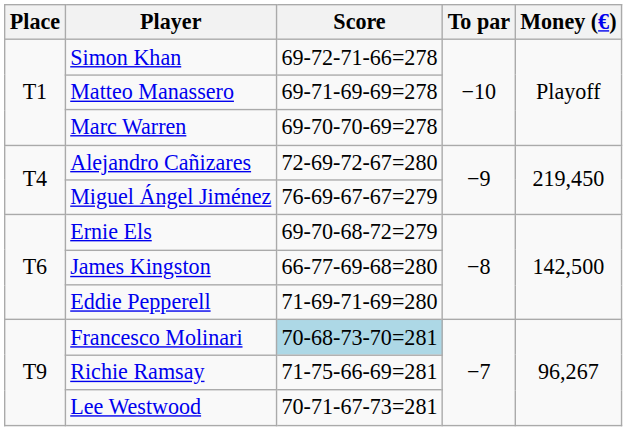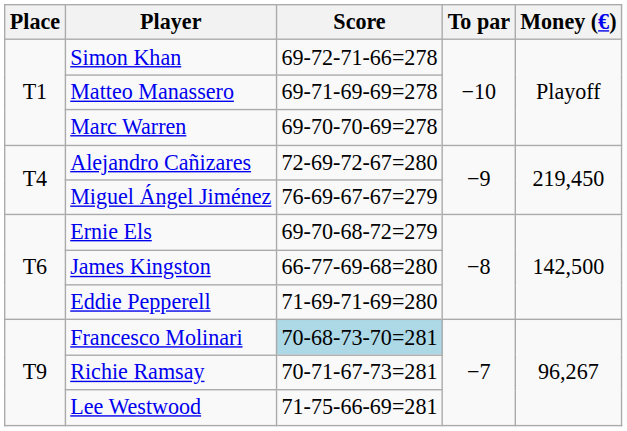(360, 372) 71-75-66-69=281 -> (360, 372) 70-71-67-73=281
(360, 407) 70-71-67-73=281 -> (360, 407) 71-75-66-69=281
